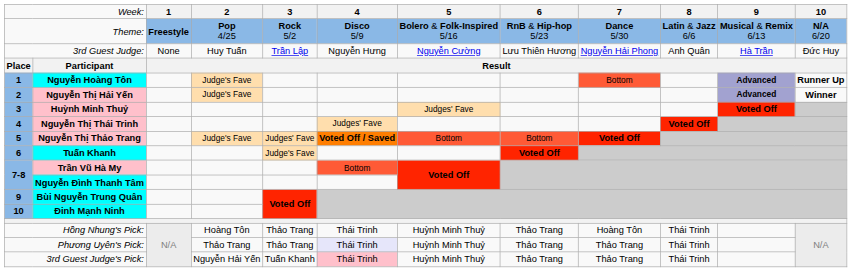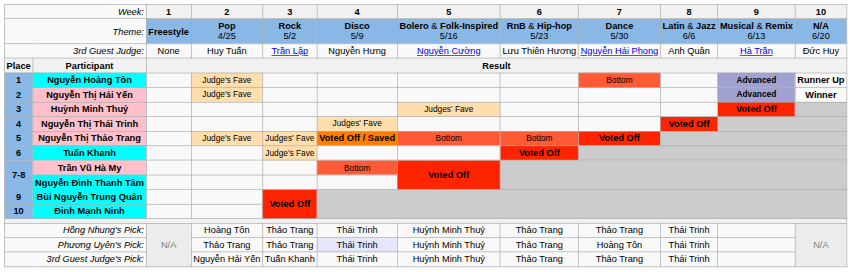(619, 230) Hoàng Tôn -> (619, 230) Thảo Trang
(619, 244) Thảo Trang -> (619, 244) Hoàng Tôn
(357, 259) pink background -> (357, 259) no background
